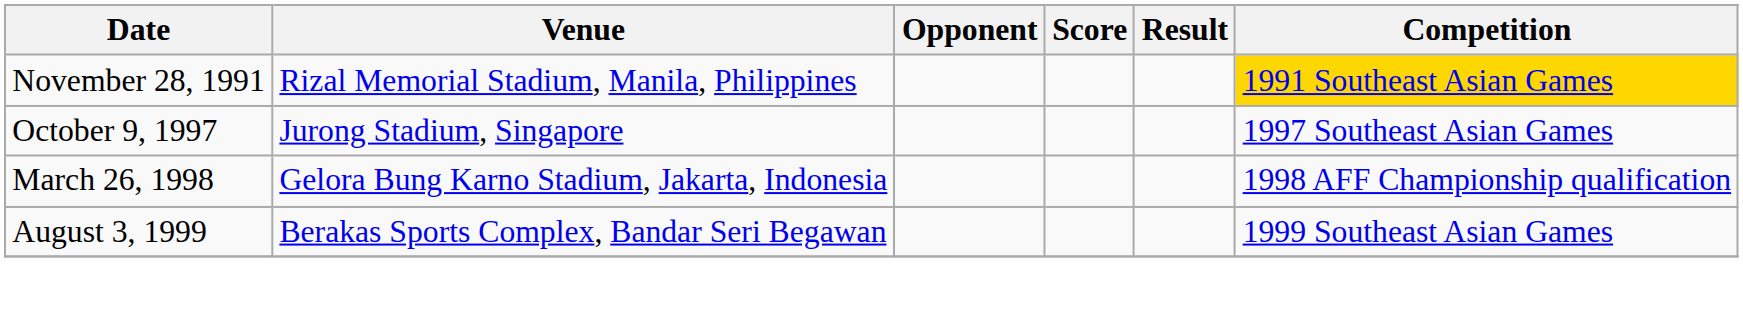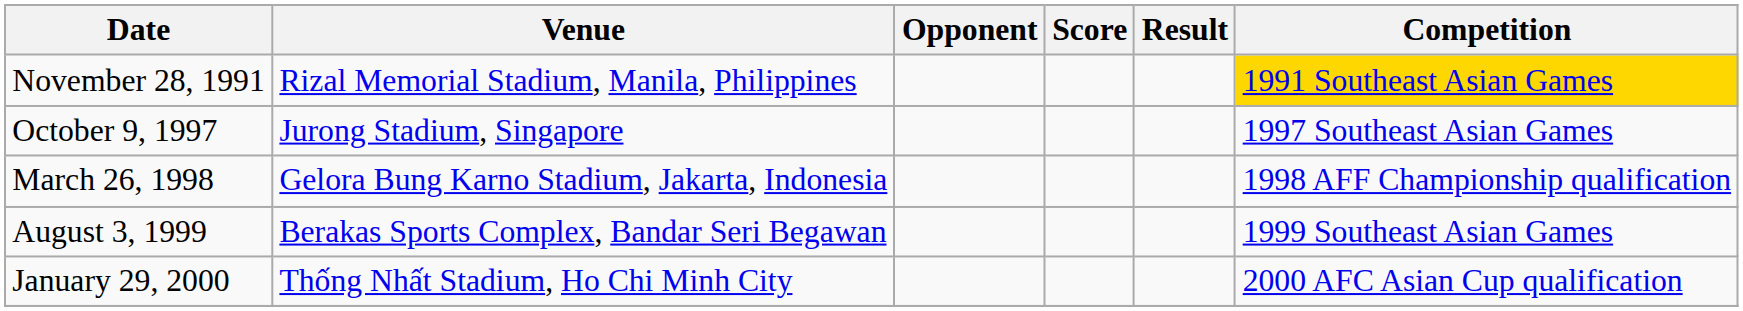+ row: (121, 280)
